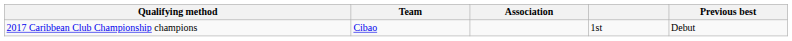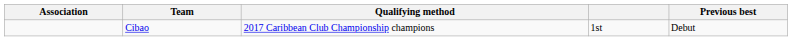columns swapped: (529, 12) <-> (178, 12)
